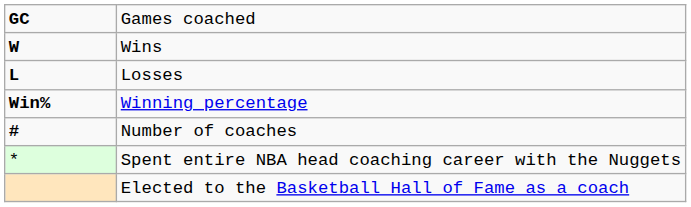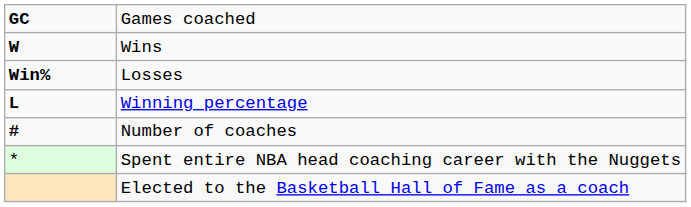(14, 75) L -> (30, 75) Win%
(30, 103) Win% -> (14, 103) L
